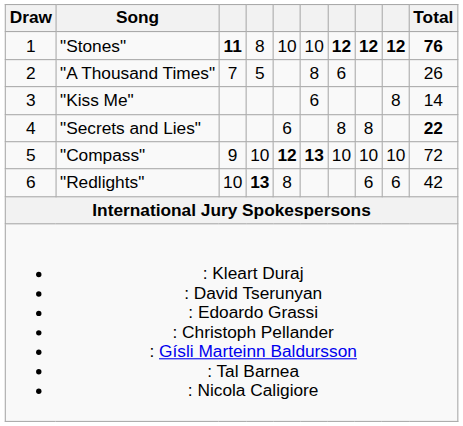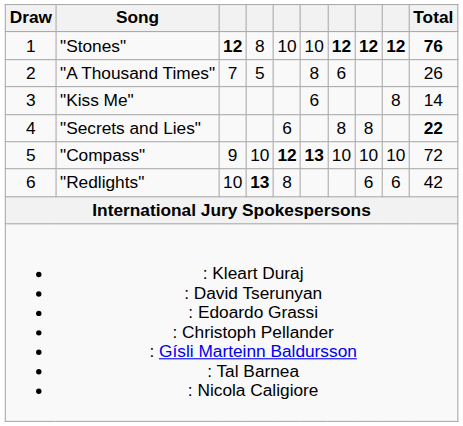(233, 45) 11 -> (233, 45) 12
